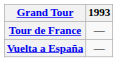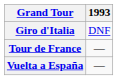+ row: (45, 30)
